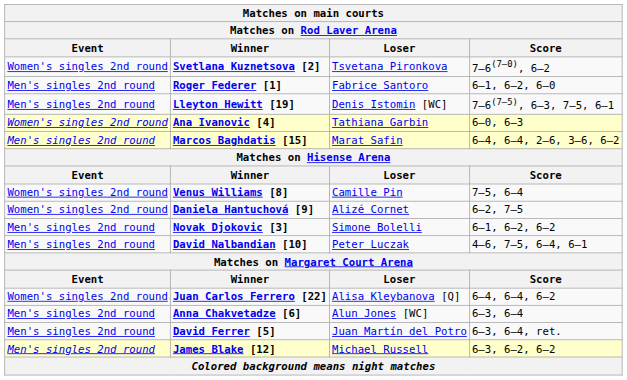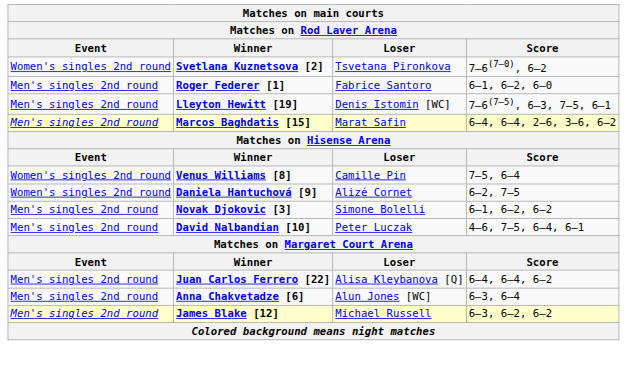- row: (224, 123)
(88, 297) Women's singles 2nd round -> (84, 279) Men's singles 2nd round
- row: (224, 331)
